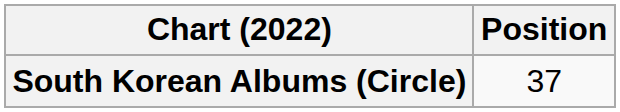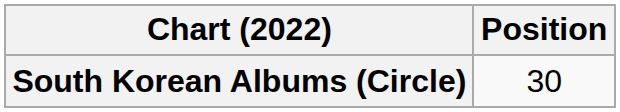(544, 80) 37 -> (544, 80) 30
